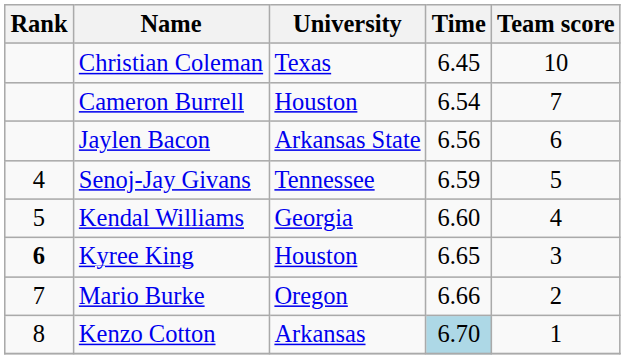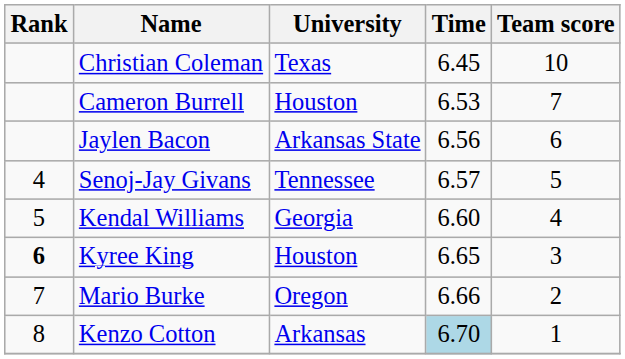(459, 101) 6.54 -> (459, 101) 6.53
(459, 179) 6.59 -> (459, 179) 6.57
